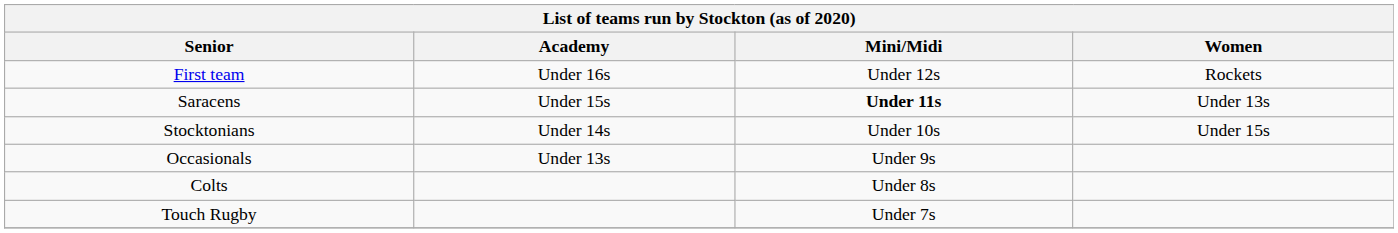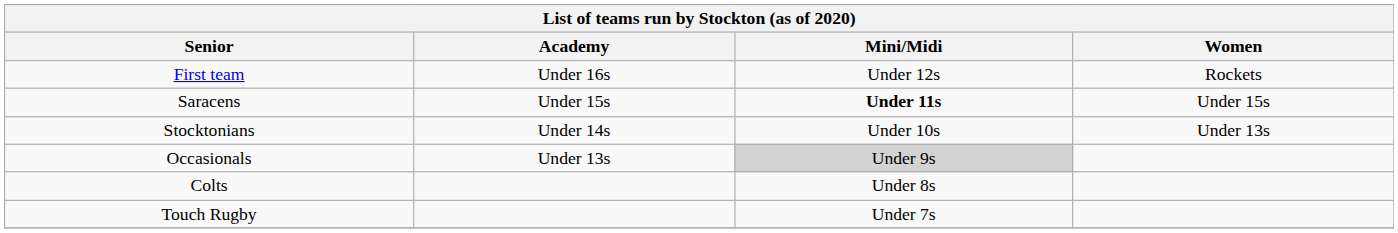(1233, 102) Under 13s -> (1233, 102) Under 15s
(1233, 130) Under 15s -> (1233, 130) Under 13s
(904, 158) no background -> (904, 158) lightgrey background
